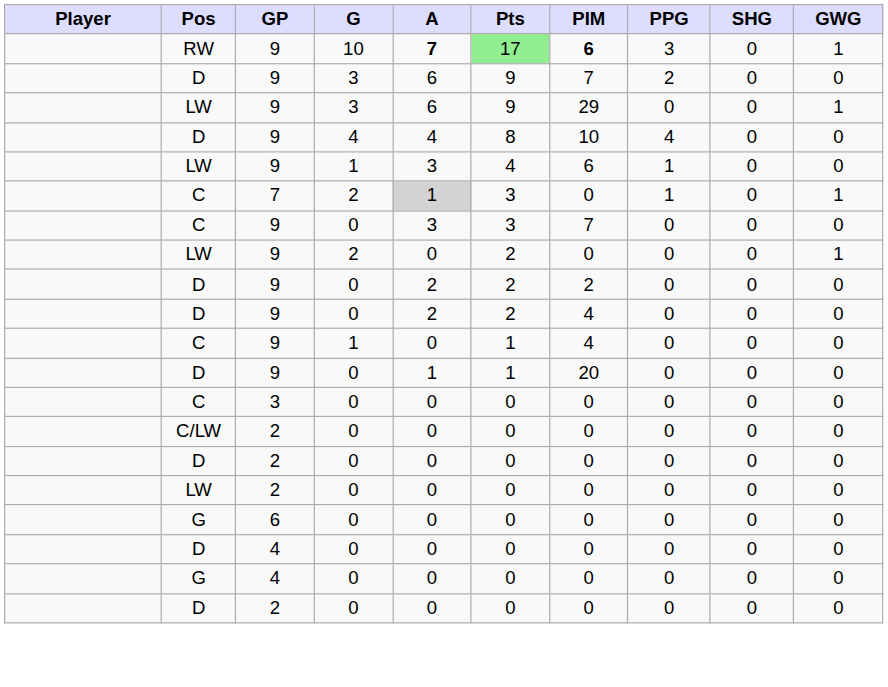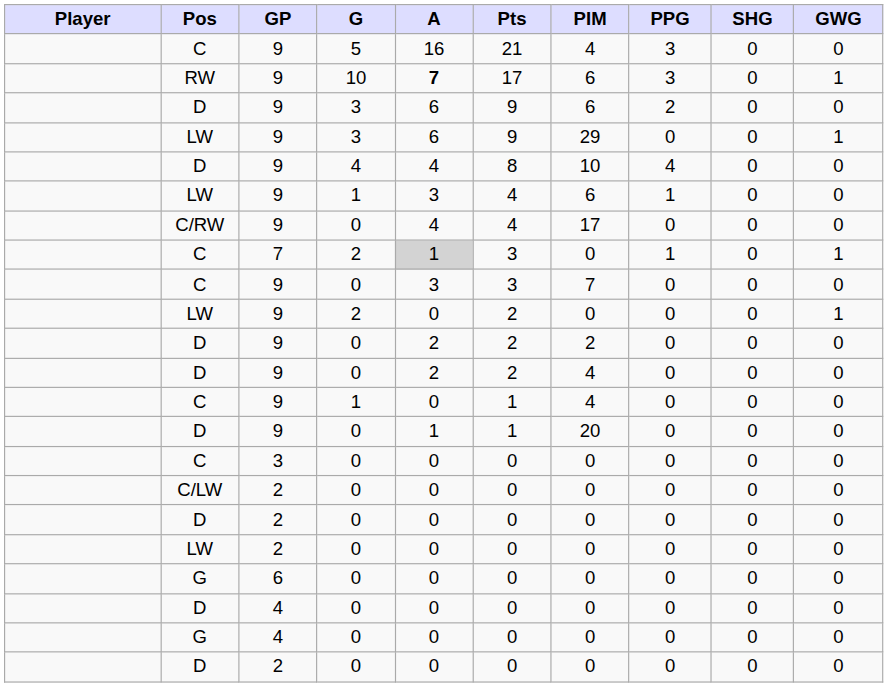+ row: (200, 48)
(510, 48) lightgreen background -> (512, 78) no background
(589, 48) bold -> (590, 78) normal
(589, 78) 7 -> (590, 107) 6
+ row: (200, 225)
